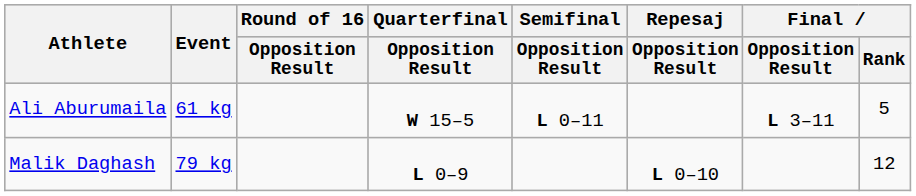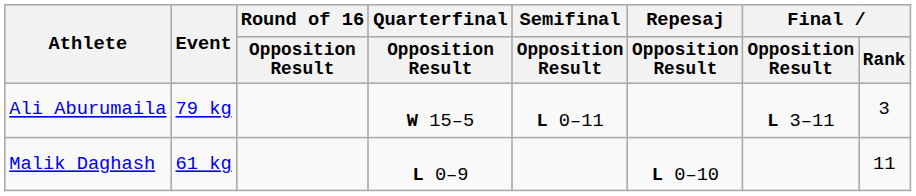(204, 110) 61 kg -> (204, 110) 79 kg
(884, 110) 5 -> (884, 110) 3
(204, 164) 79 kg -> (204, 164) 61 kg
(884, 164) 12 -> (884, 164) 11
